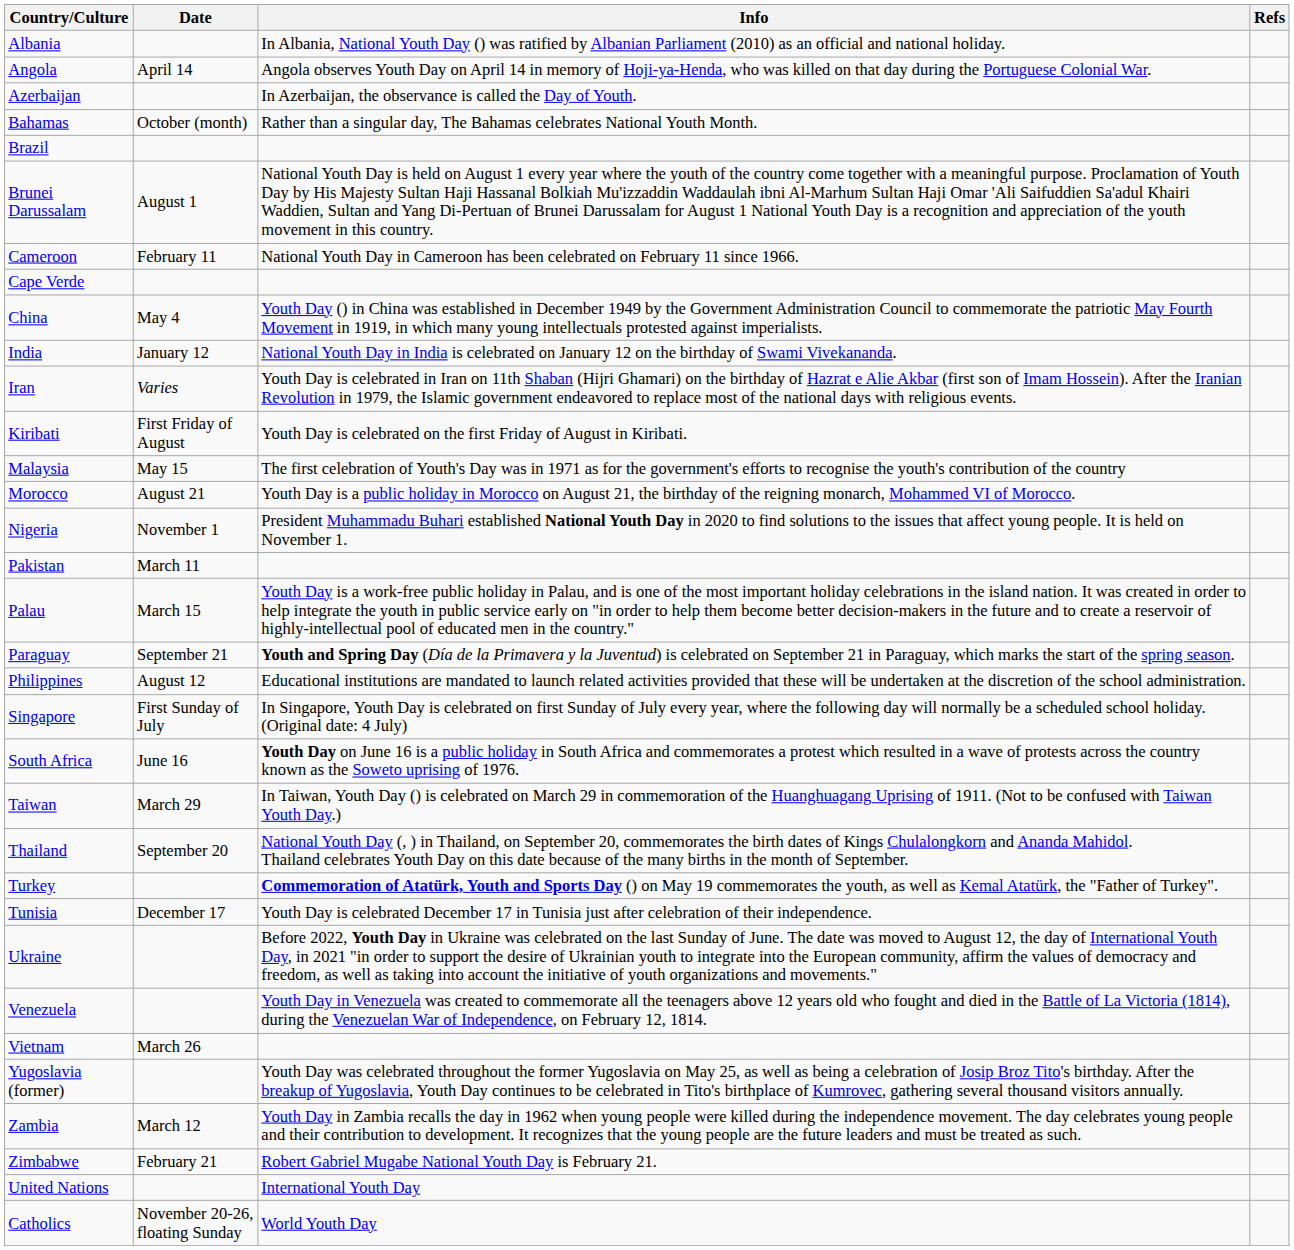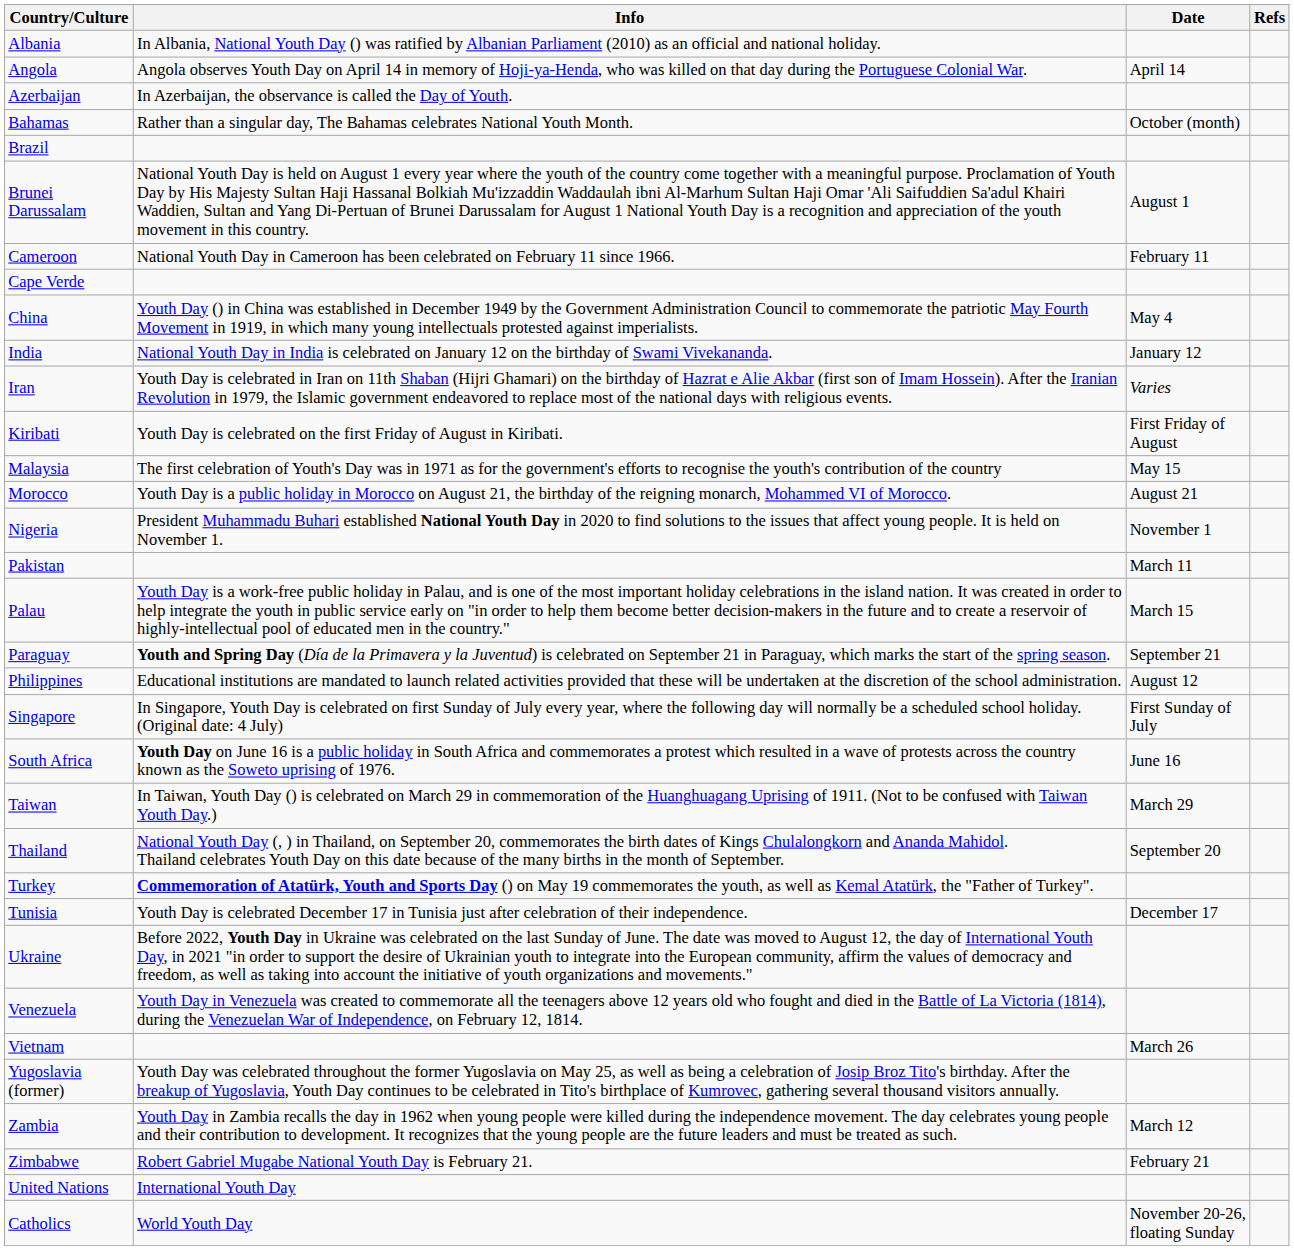columns swapped: (195, 17) <-> (754, 17)
